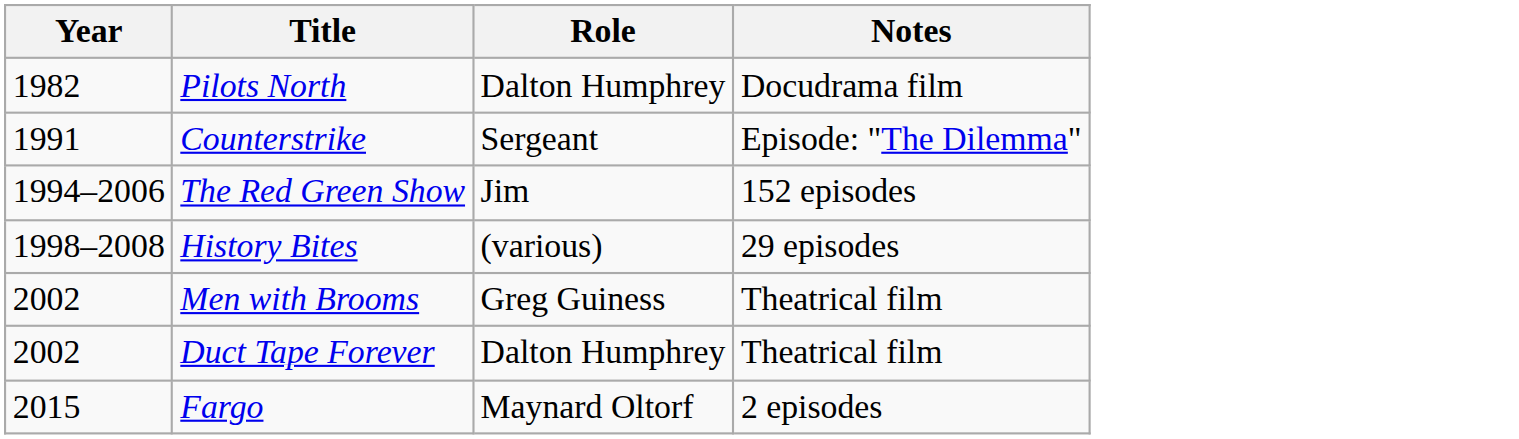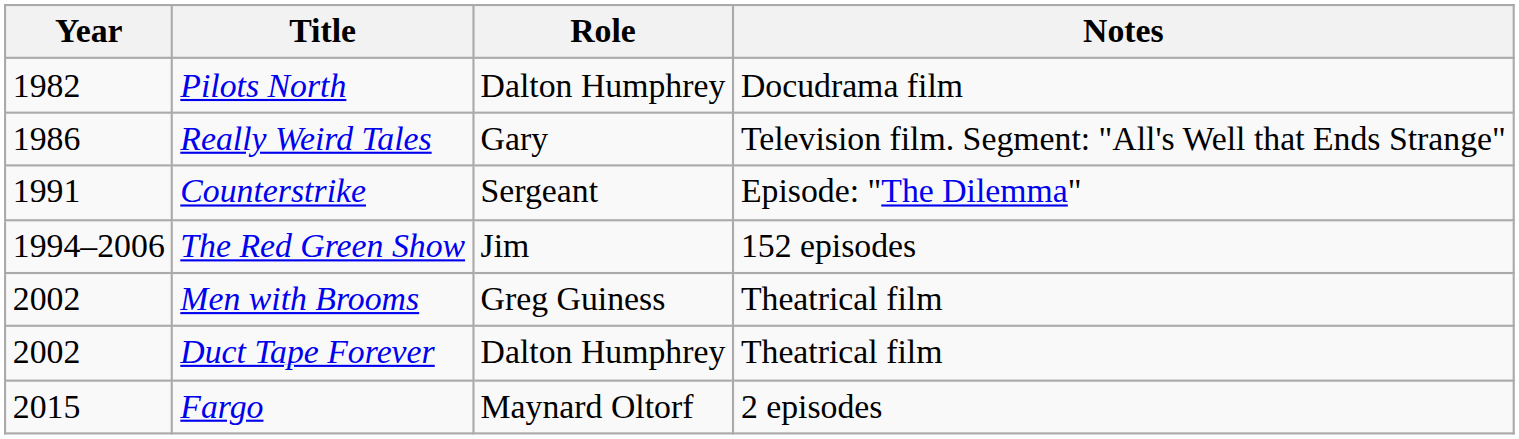+ row: (306, 138)
- row: (269, 245)
